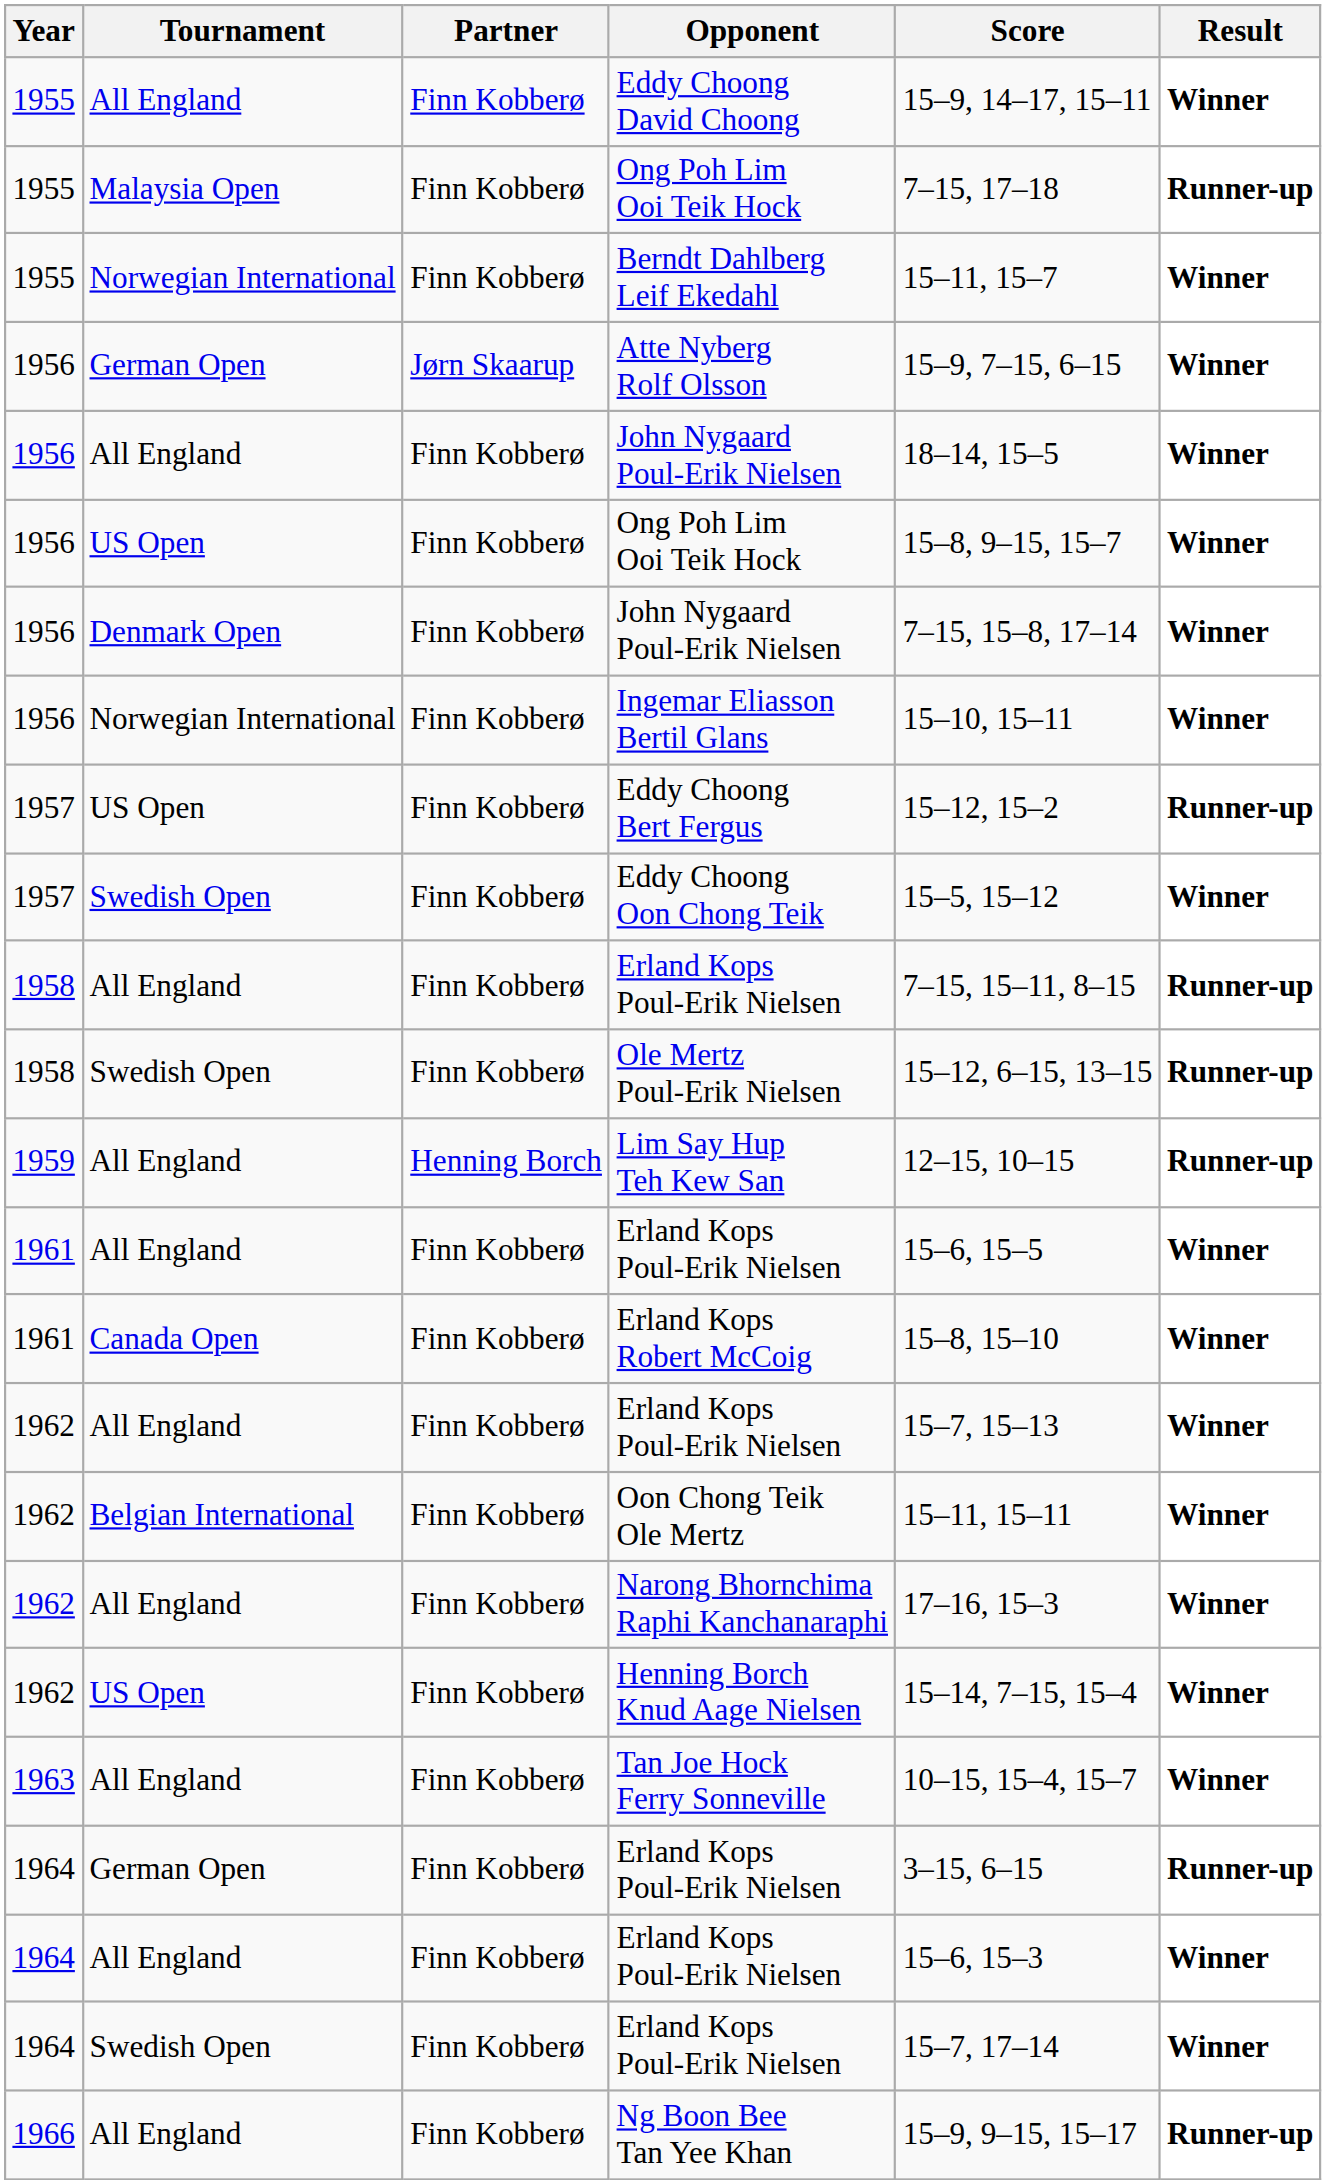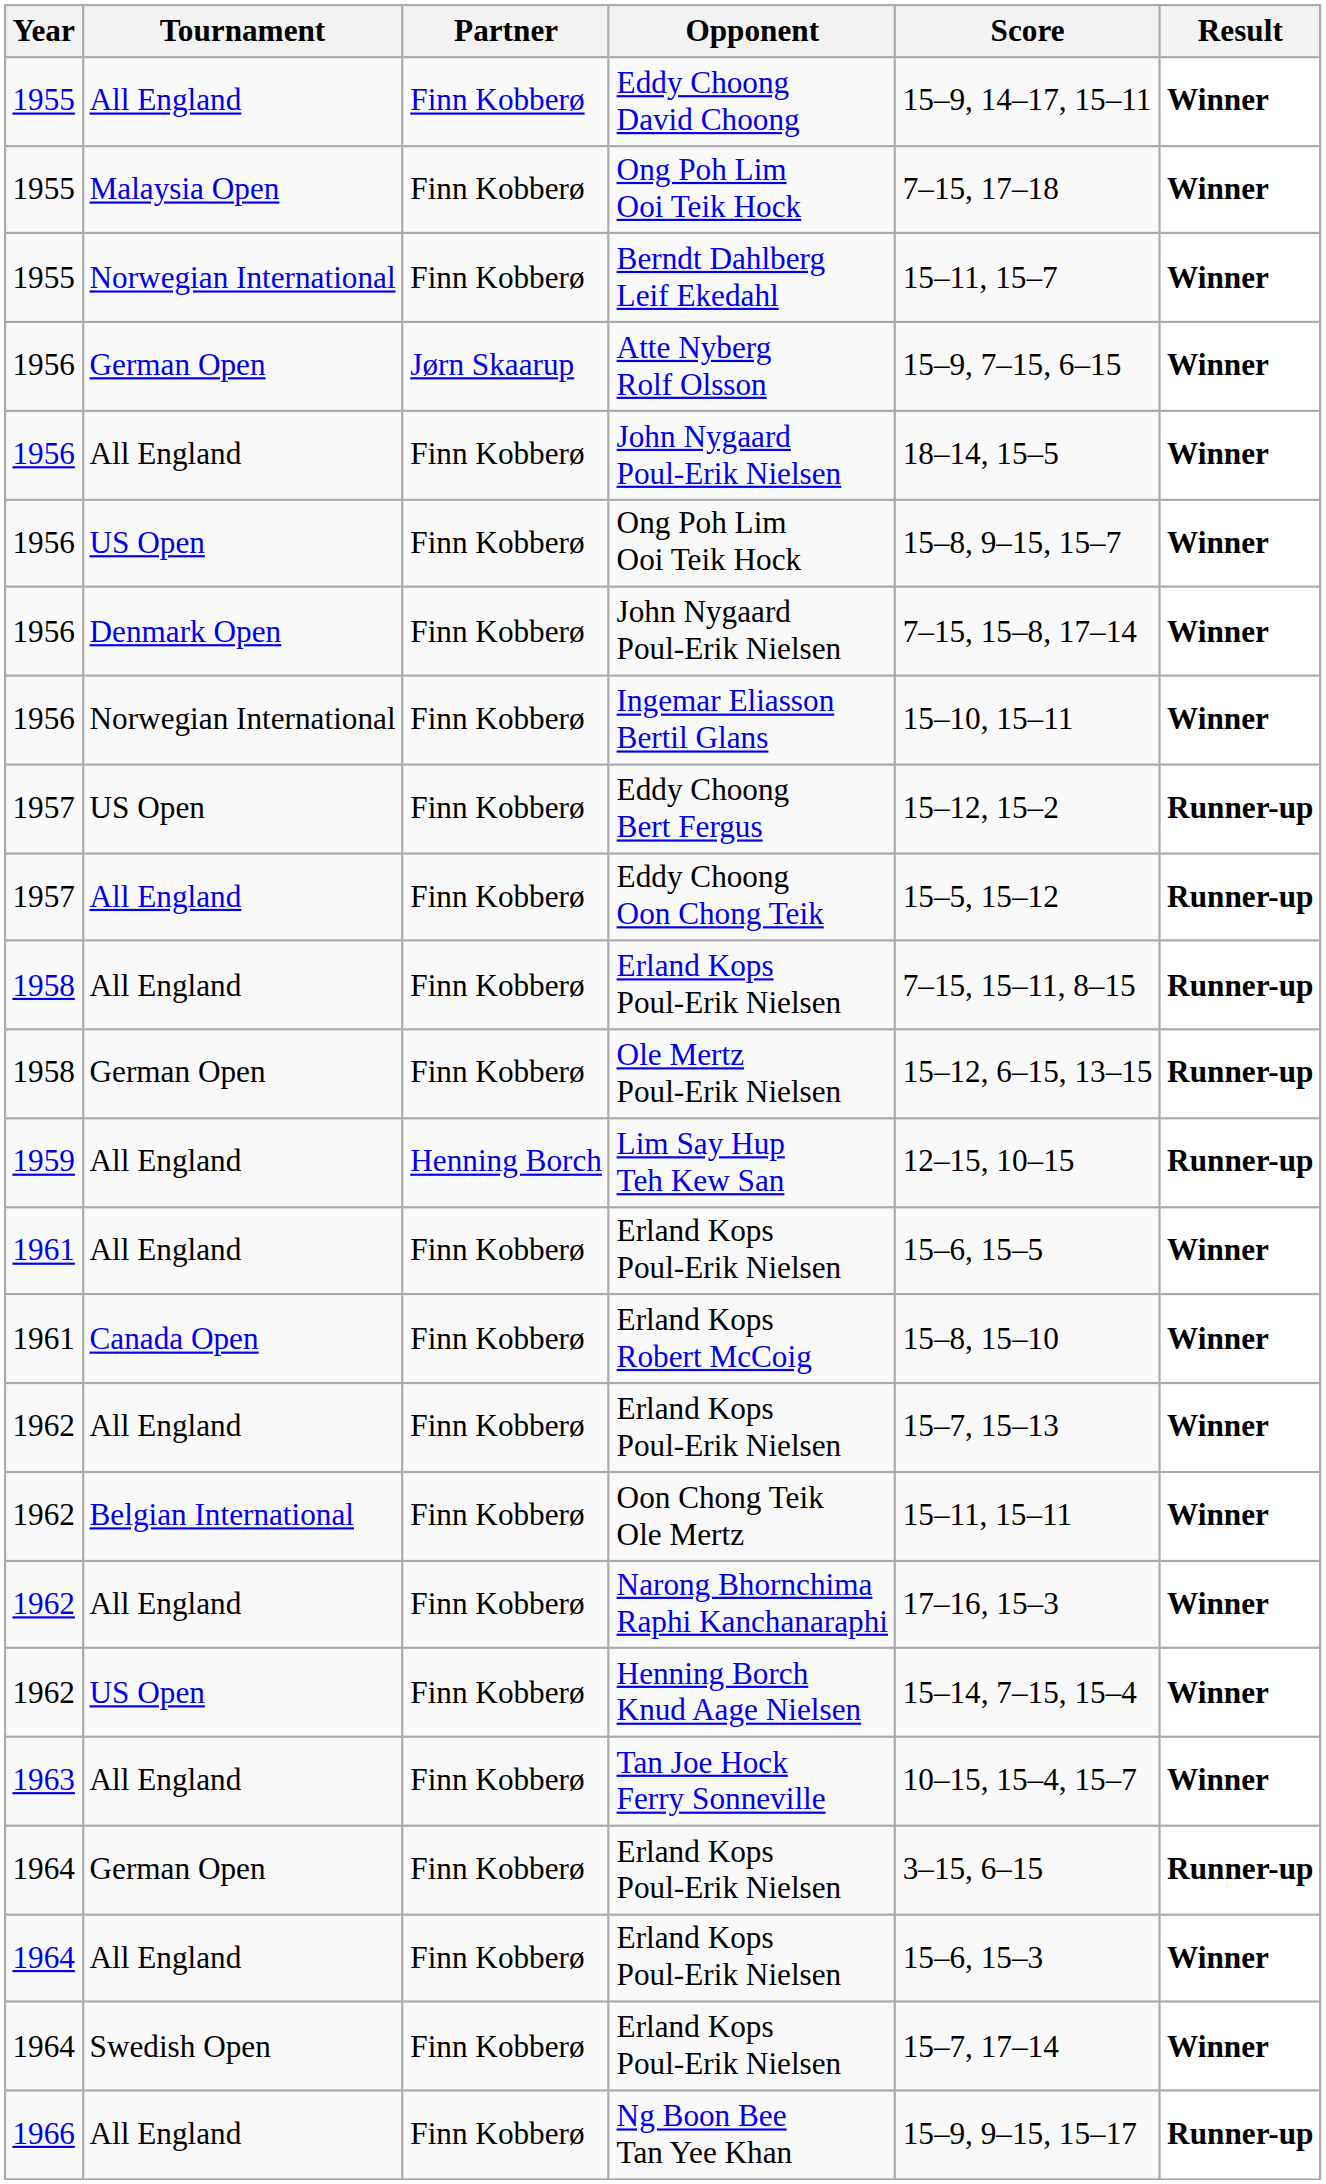(1240, 189) Runner-up -> (1218, 189) Winner
(180, 896) Swedish Open -> (165, 896) All England
(1218, 896) Winner -> (1240, 896) Runner-up
(180, 1073) Swedish Open -> (178, 1073) German Open
